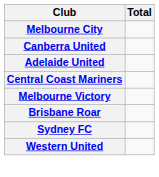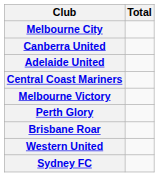+ row: (65, 113)
rows swapped: (65, 130) <-> (65, 146)
